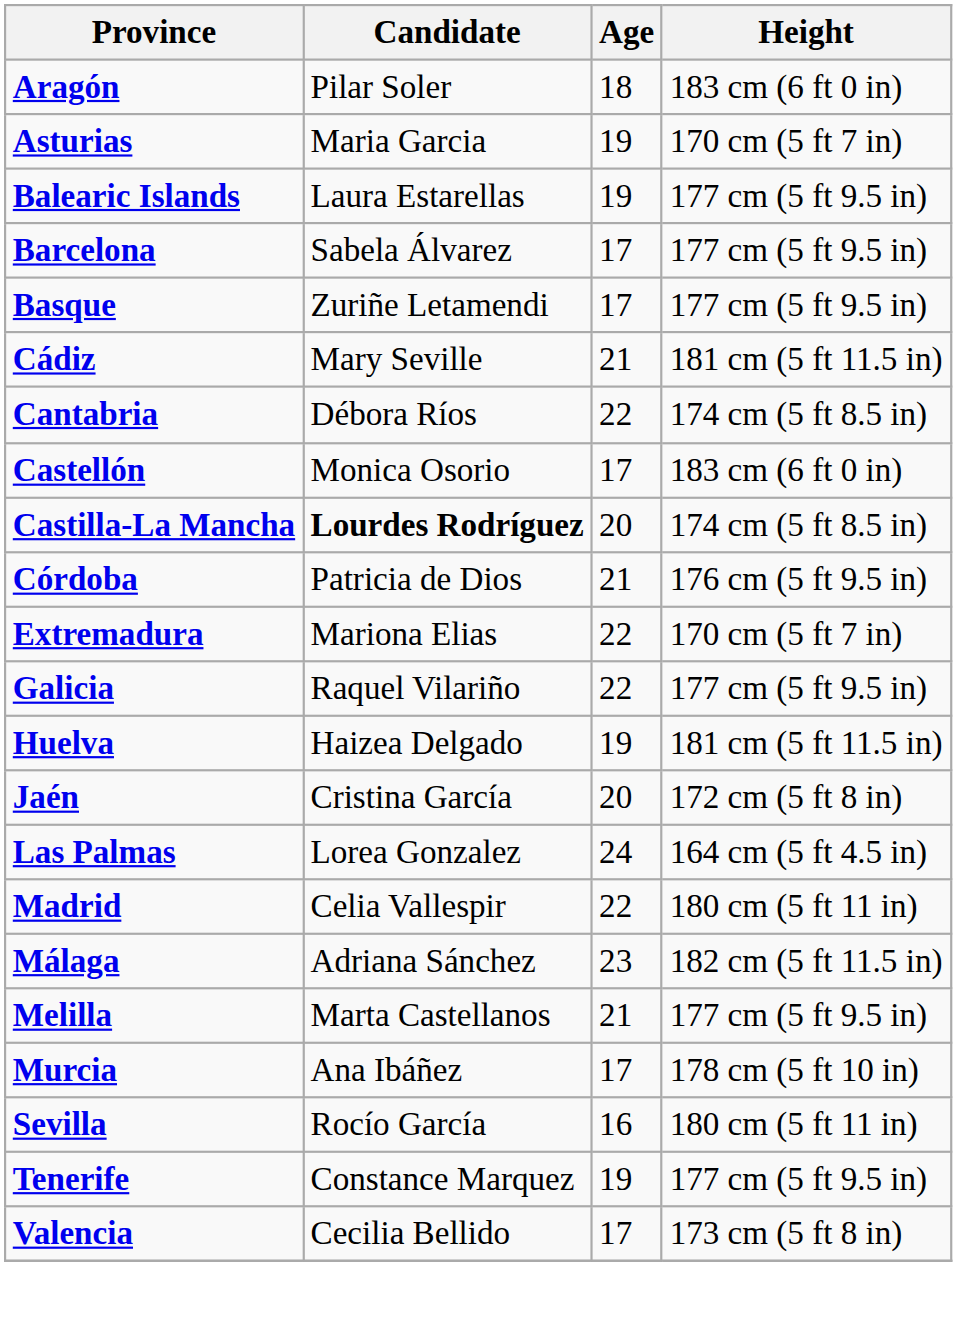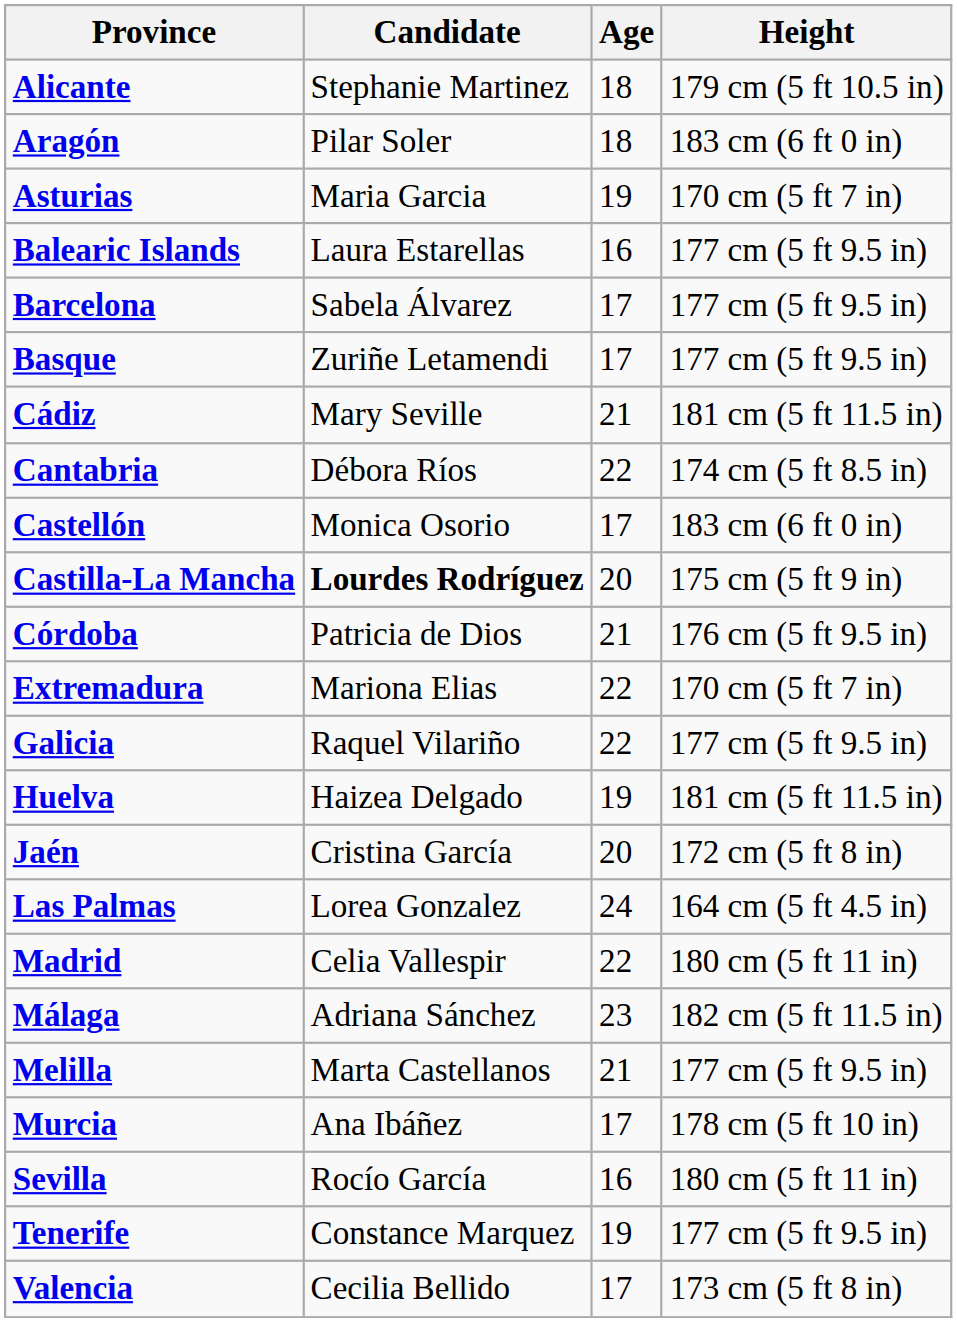+ row: (72, 86)
(616, 195) 19 -> (616, 250) 16
(798, 523) 174 cm (5 ft 8.5 in) -> (786, 578) 175 cm (5 ft 9 in)
